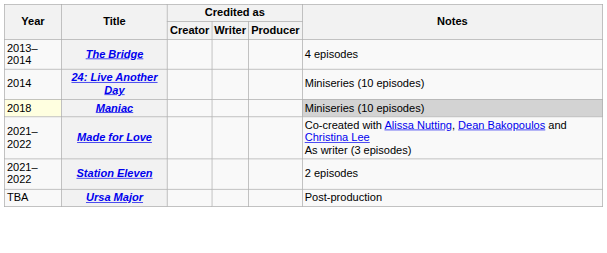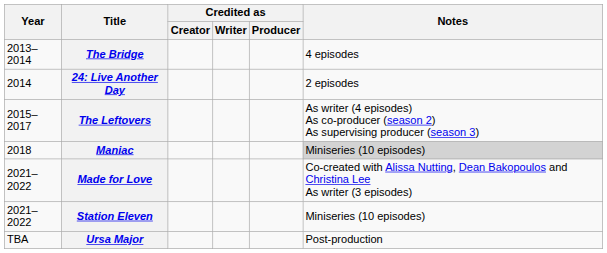(365, 84) Miniseries (10 episodes) -> (332, 84) 2 episodes
+ row: (115, 120)
(19, 108) lightyellow background -> (19, 150) no background
(331, 174) 2 episodes -> (365, 216) Miniseries (10 episodes)
